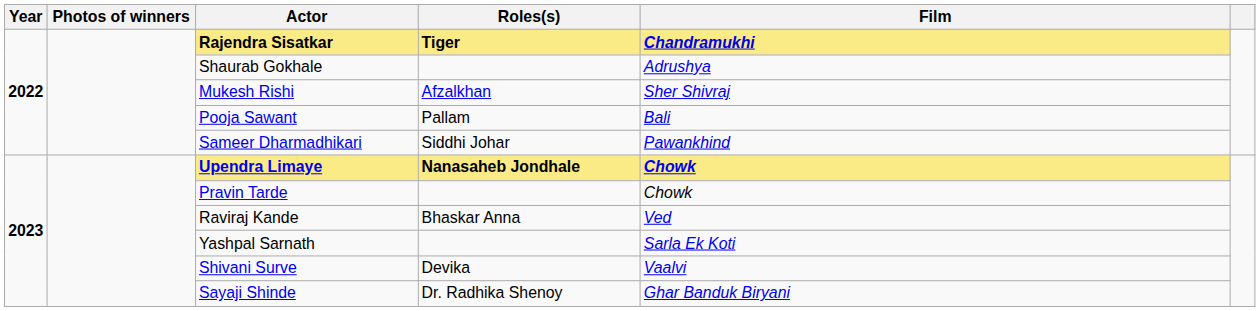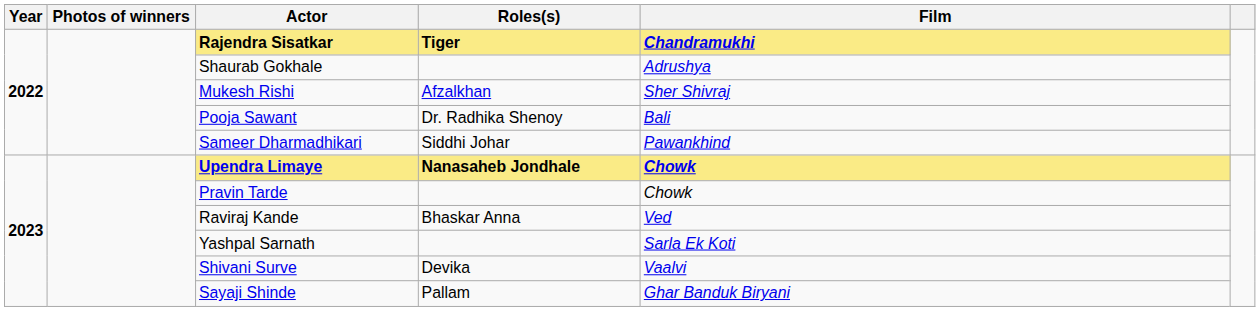(446, 117) Pallam -> (492, 117) Dr. Radhika Shenoy
(492, 293) Dr. Radhika Shenoy -> (446, 293) Pallam
